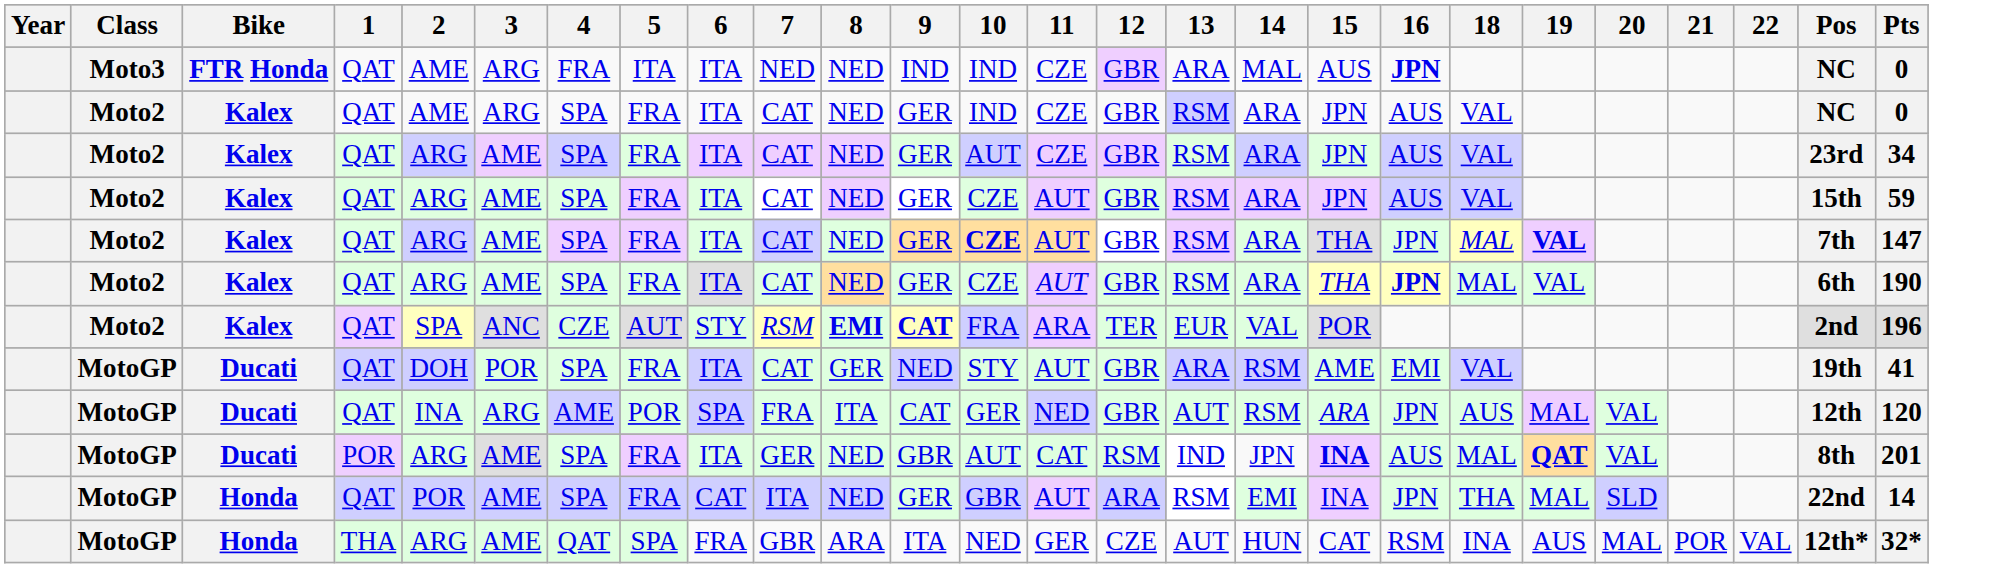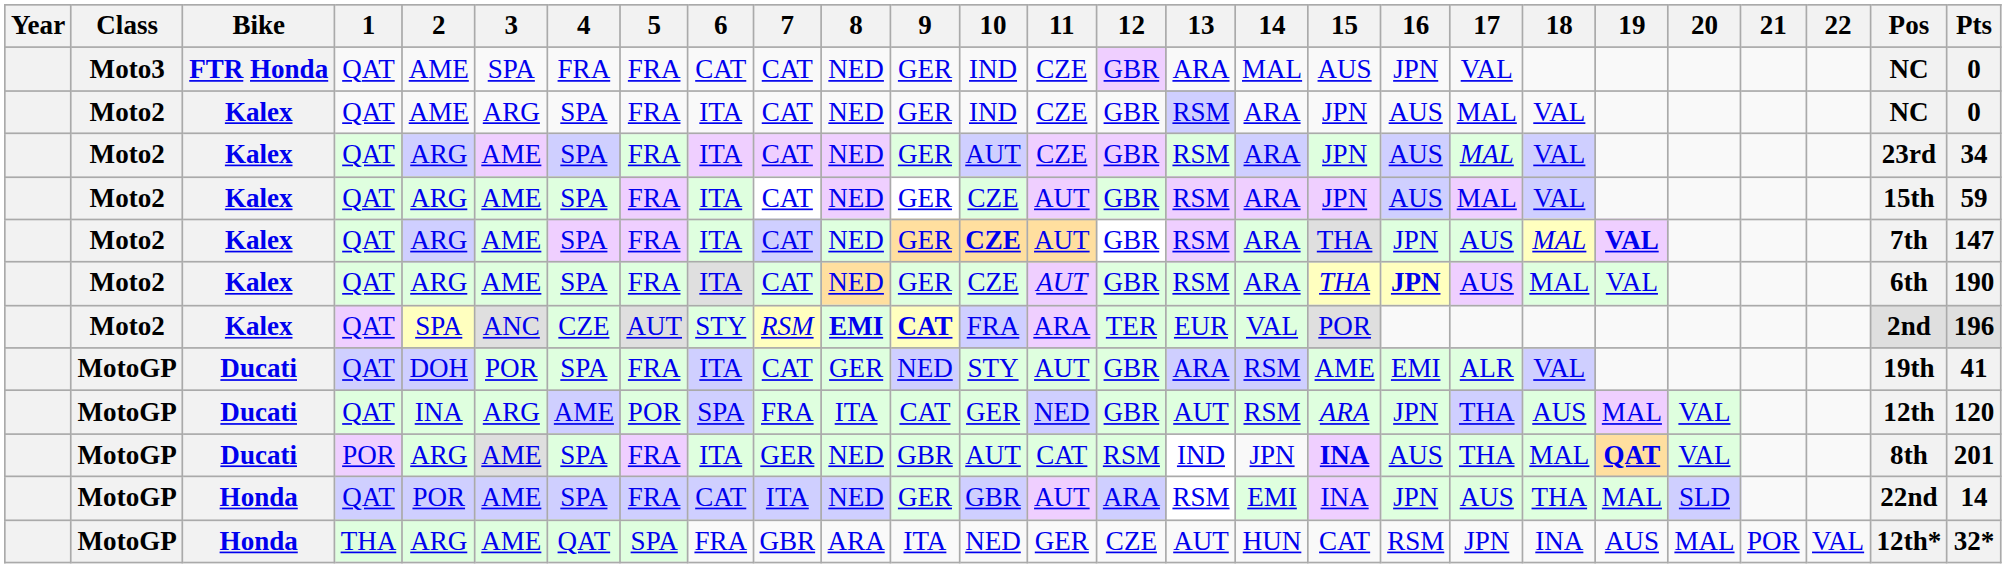+ column: (1487, 25)
(511, 68) ARG -> (511, 68) SPA
(654, 68) ITA -> (654, 68) FRA
(721, 68) ITA -> (721, 68) CAT
(787, 68) NED -> (787, 68) CAT
(925, 68) IND -> (925, 68) GER
(1416, 68) bold -> (1416, 68) normal
